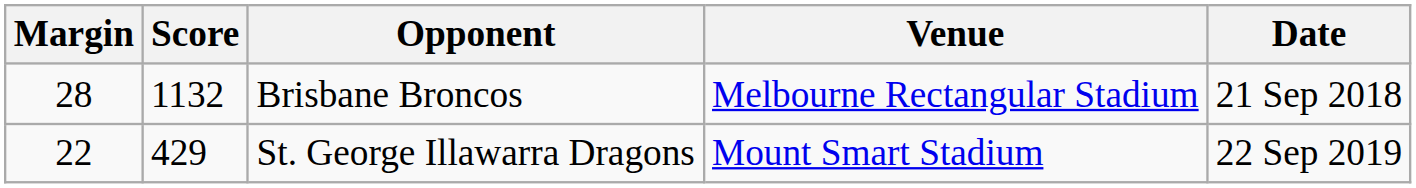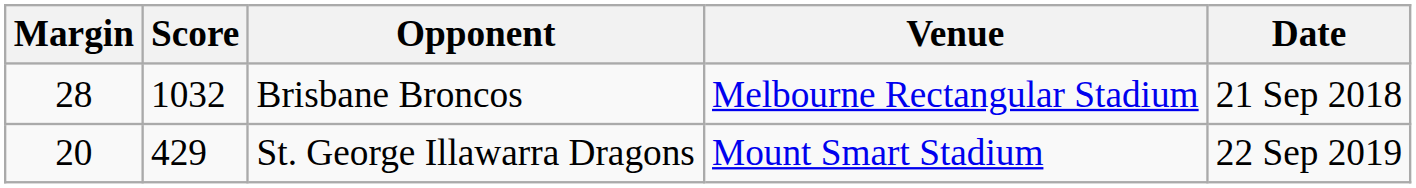(188, 93) 1132 -> (188, 93) 1032
(74, 152) 22 -> (74, 152) 20
